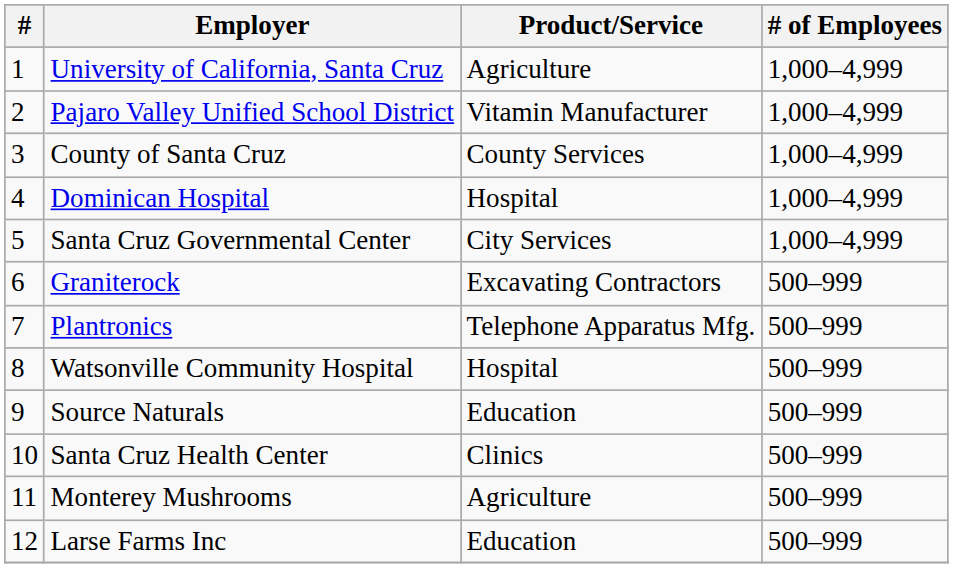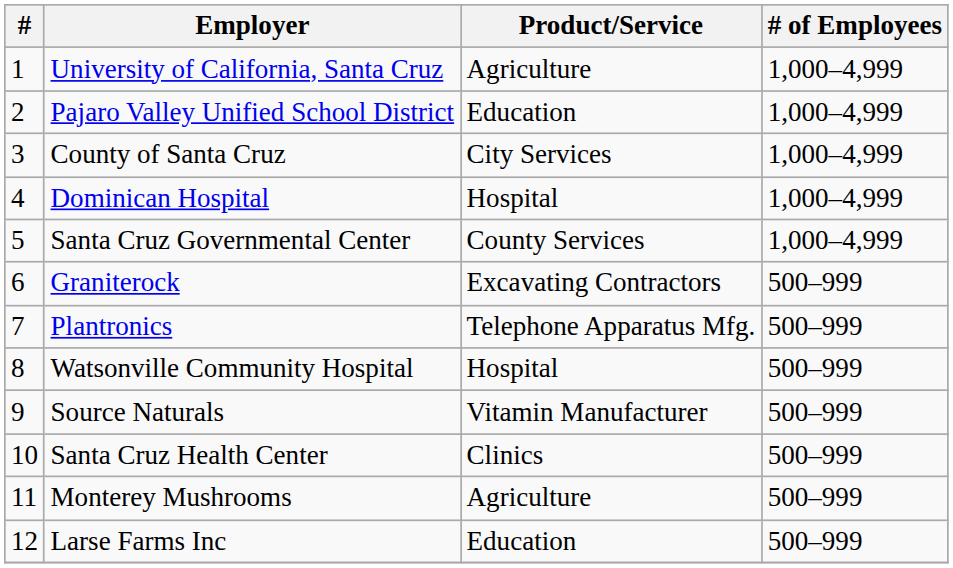(587, 111) Vitamin Manufacturer -> (521, 111) Education
(556, 154) County Services -> (539, 154) City Services
(539, 240) City Services -> (556, 240) County Services
(521, 411) Education -> (587, 411) Vitamin Manufacturer
